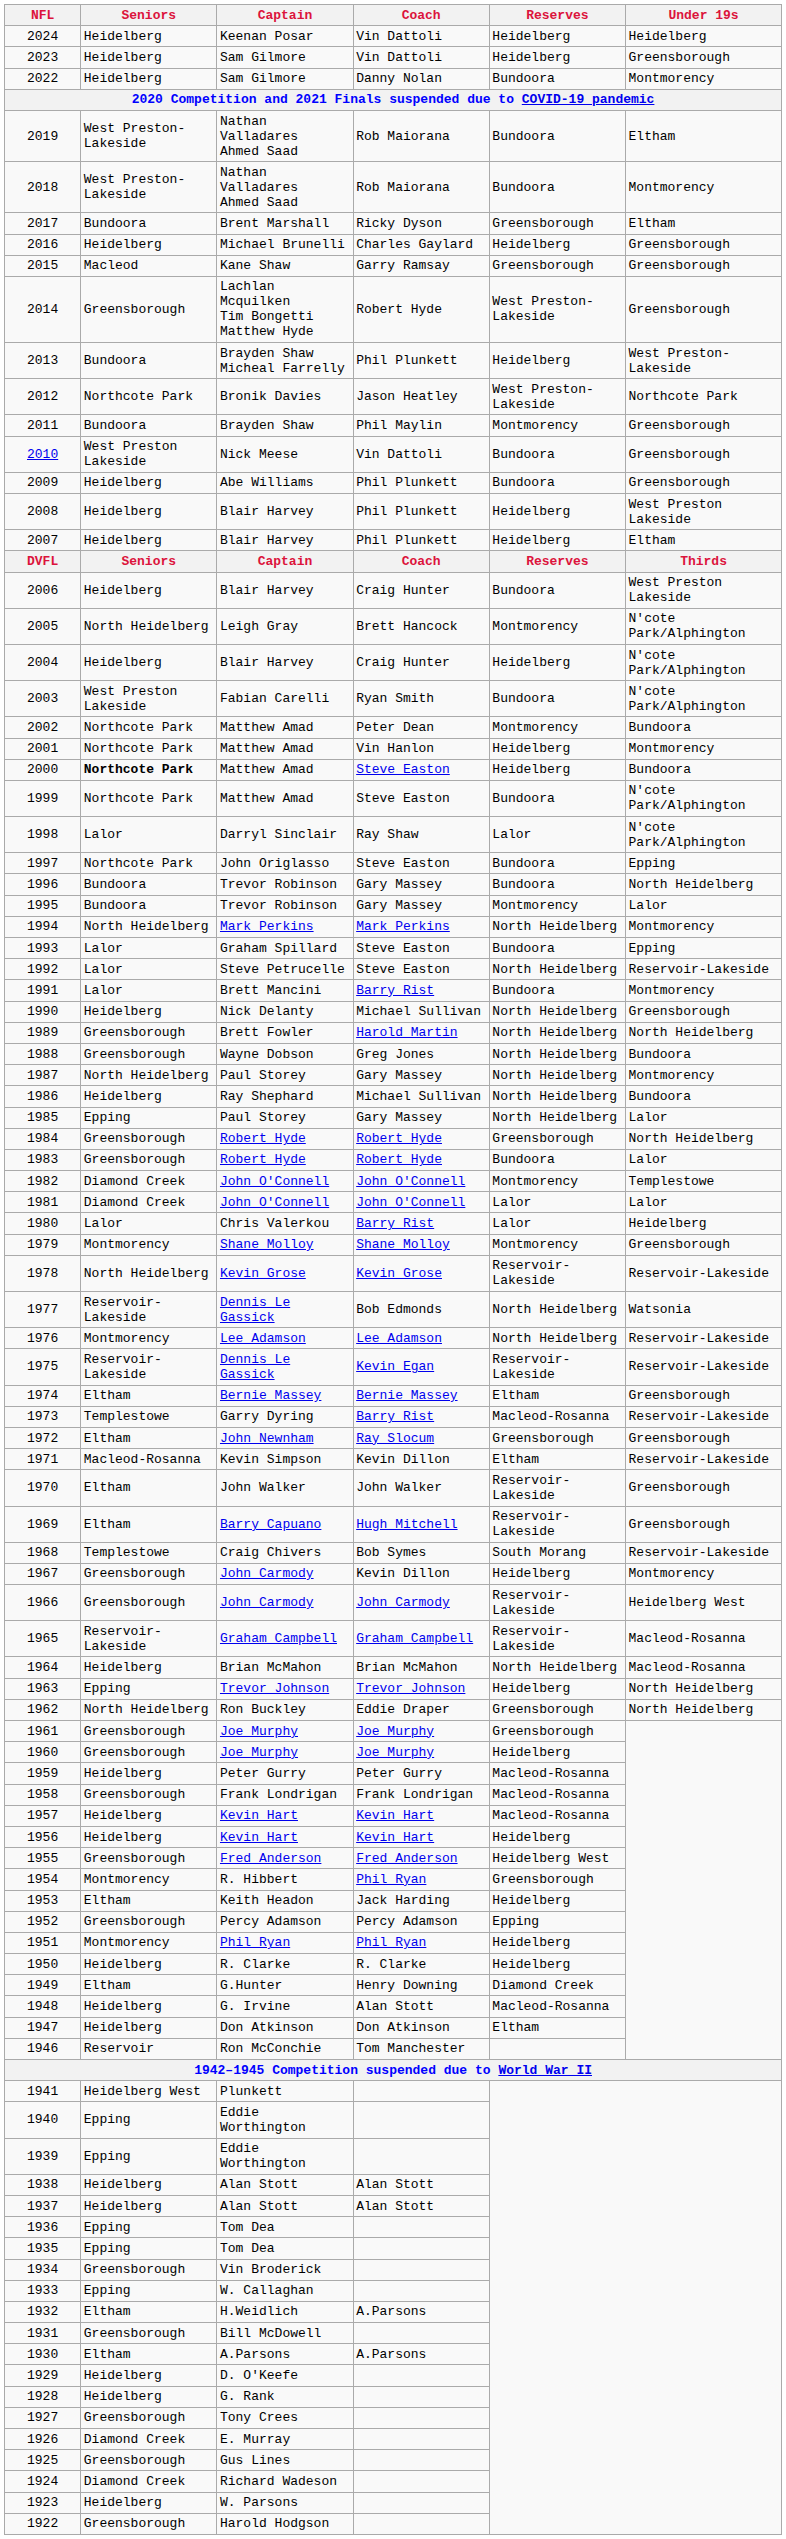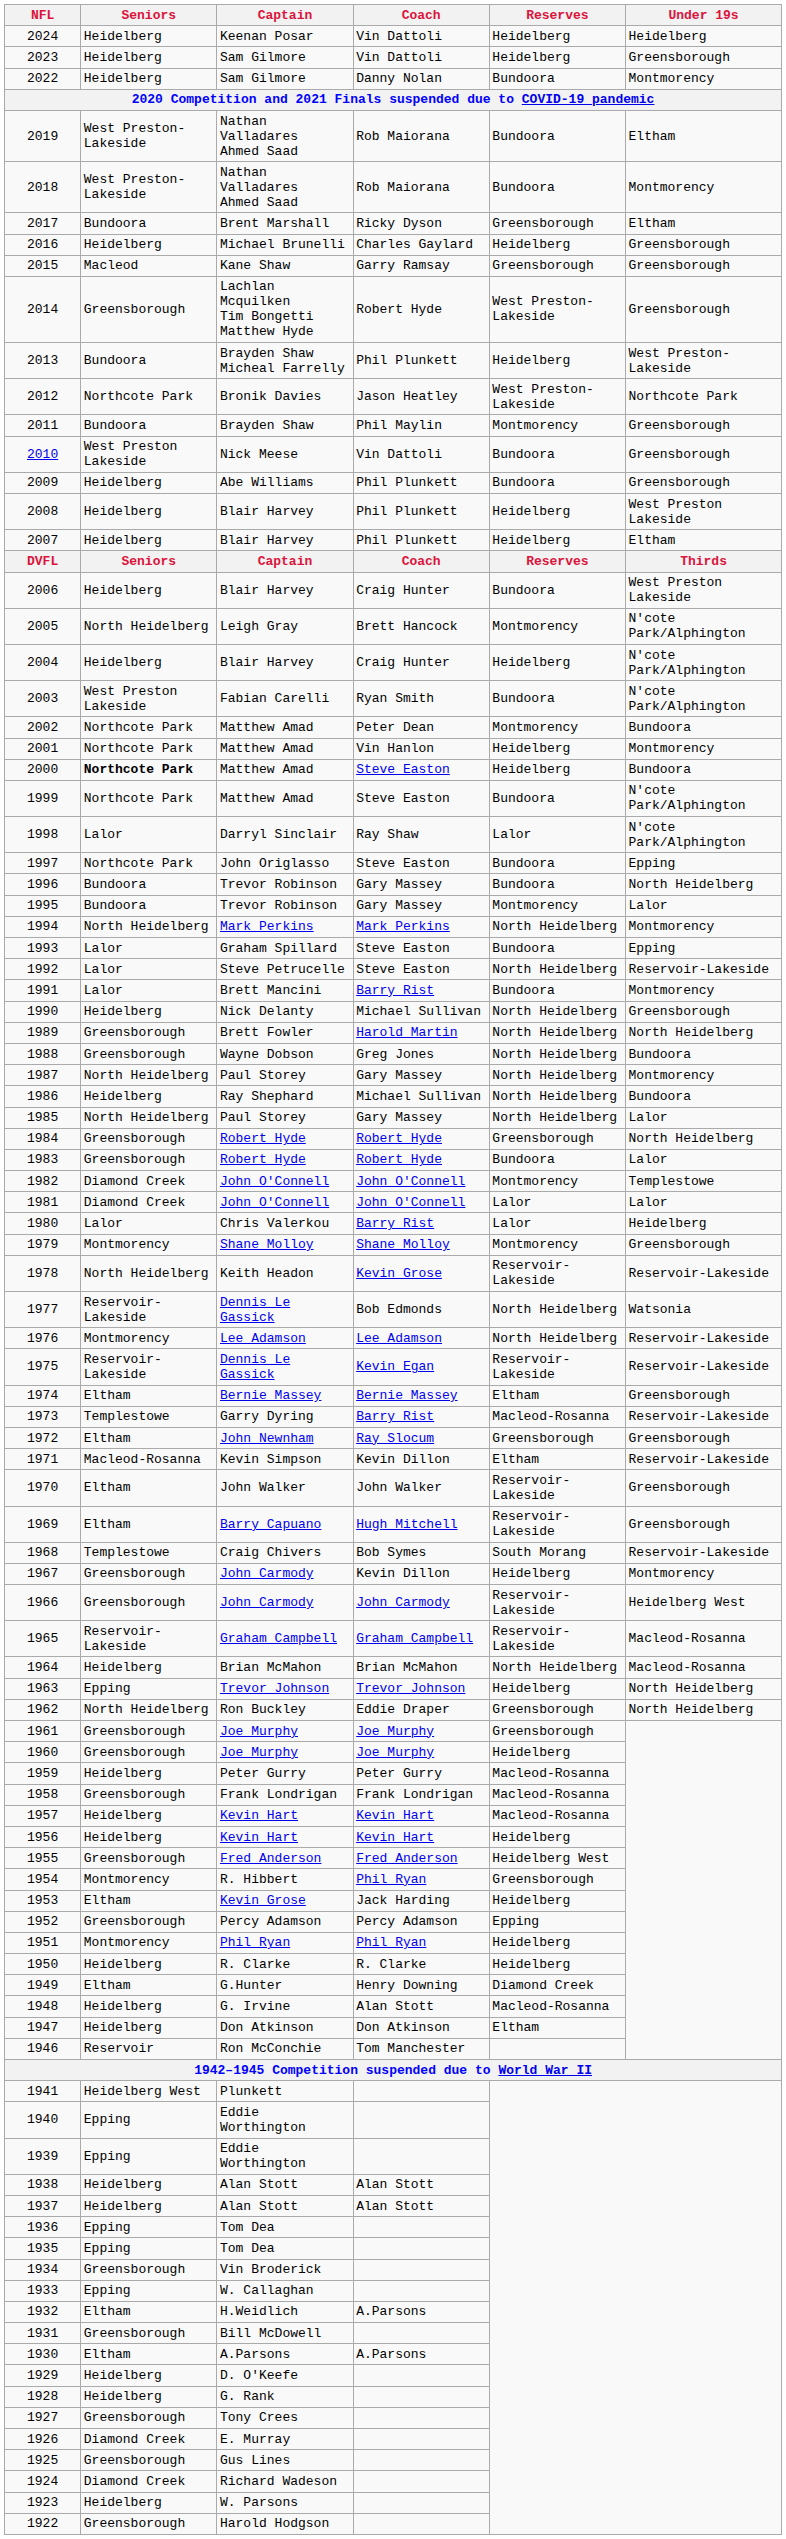(107, 1118) Epping -> (146, 1118) North Heidelberg
(263, 1273) Kevin Grose -> (267, 1273) Keith Headon
(267, 1901) Keith Headon -> (263, 1901) Kevin Grose
